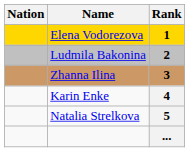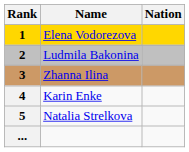columns swapped: (167, 14) <-> (26, 14)
